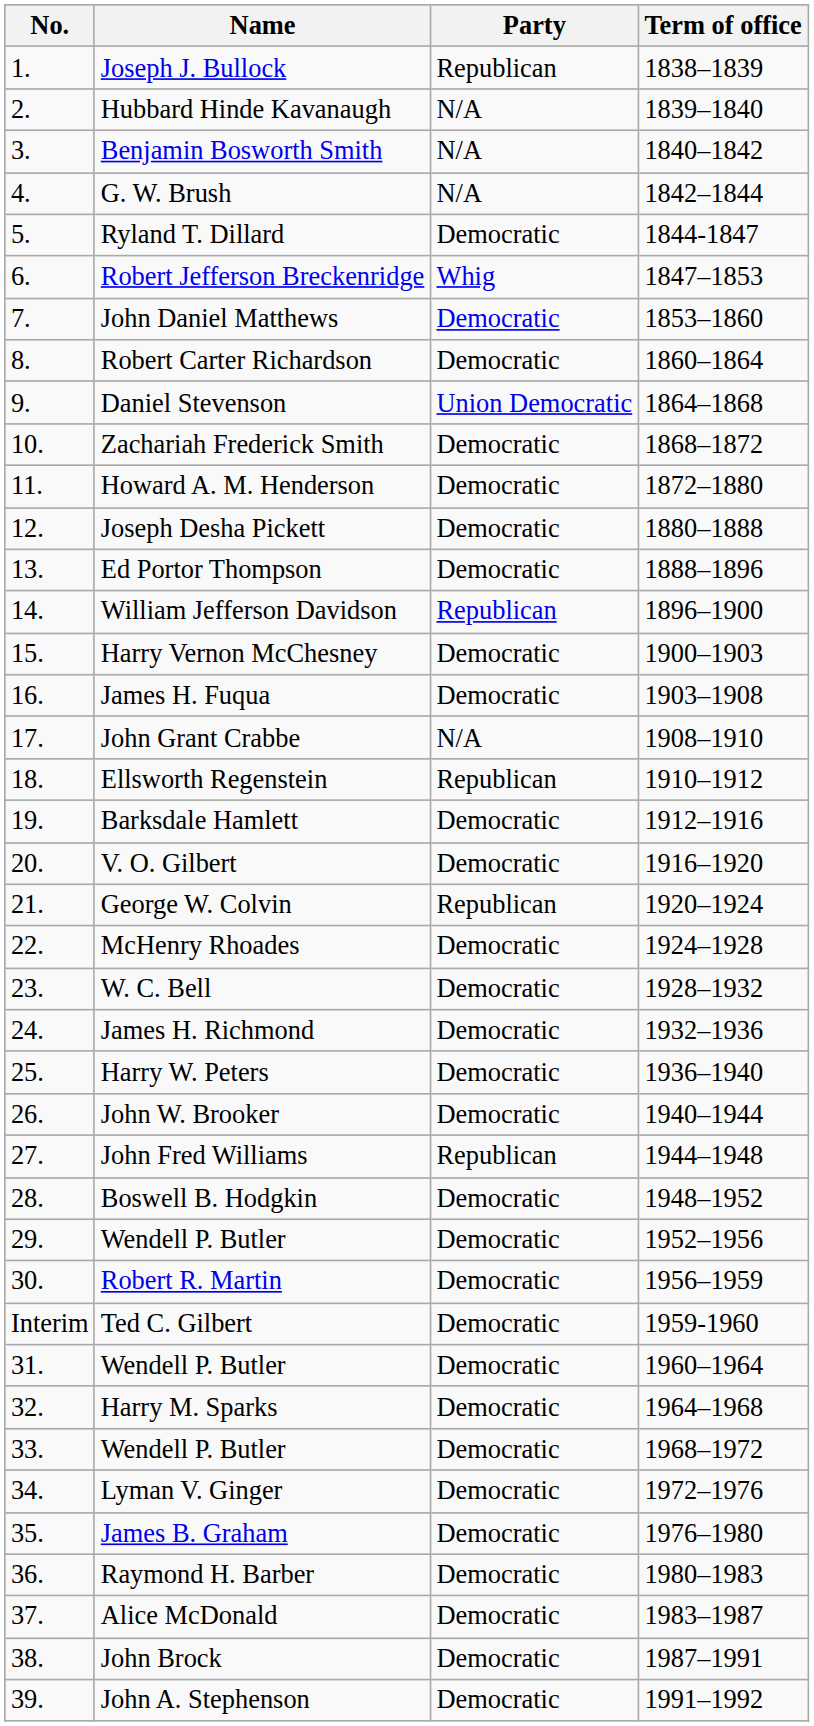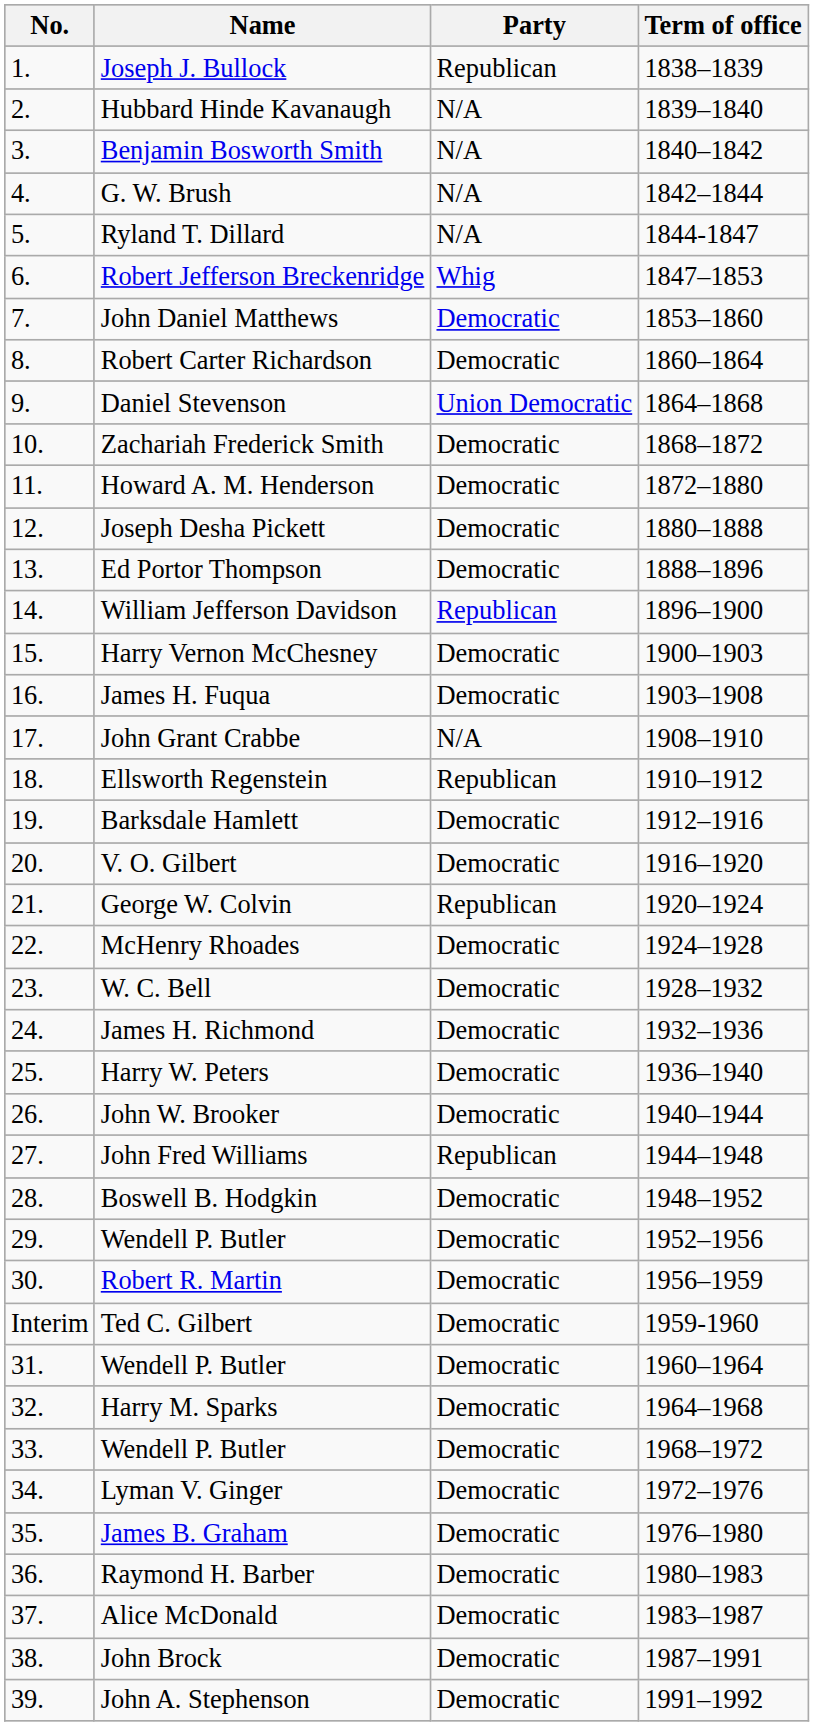(498, 234) Democratic -> (459, 234) N/A
